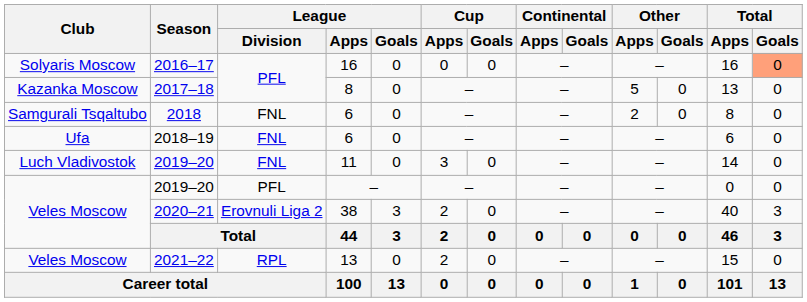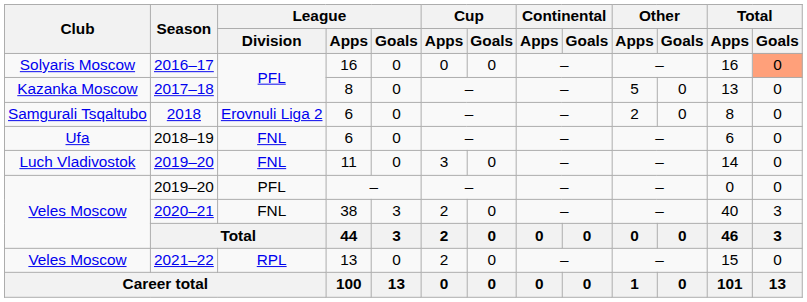(272, 114) FNL -> (272, 114) Erovnuli Liga 2
(272, 211) Erovnuli Liga 2 -> (272, 211) FNL
